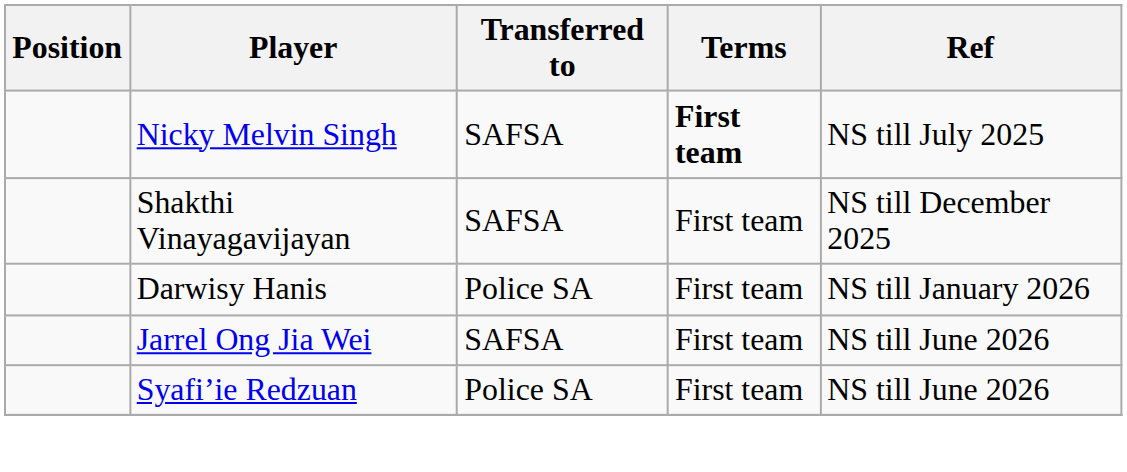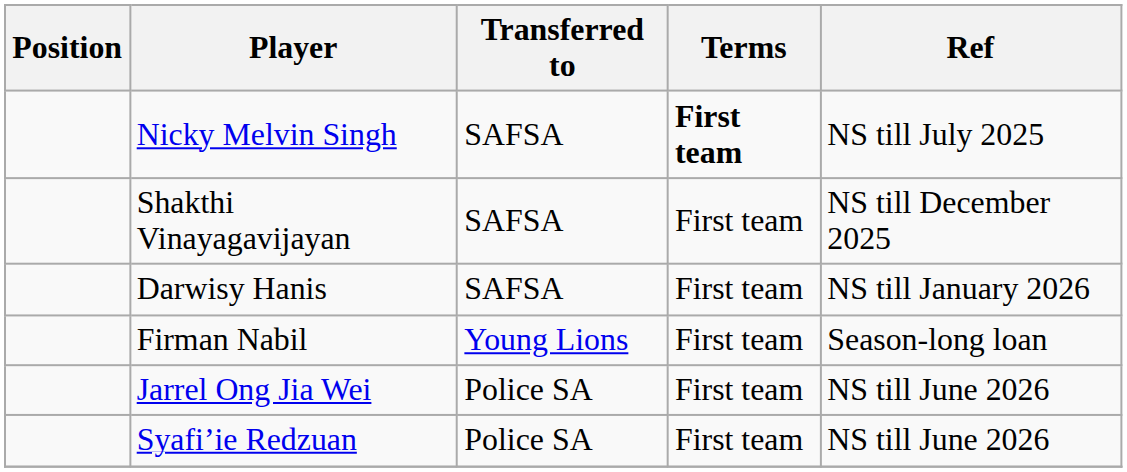(529, 288) Police SA -> (514, 288) SAFSA
+ row: (222, 339)
(514, 339) SAFSA -> (529, 389) Police SA
